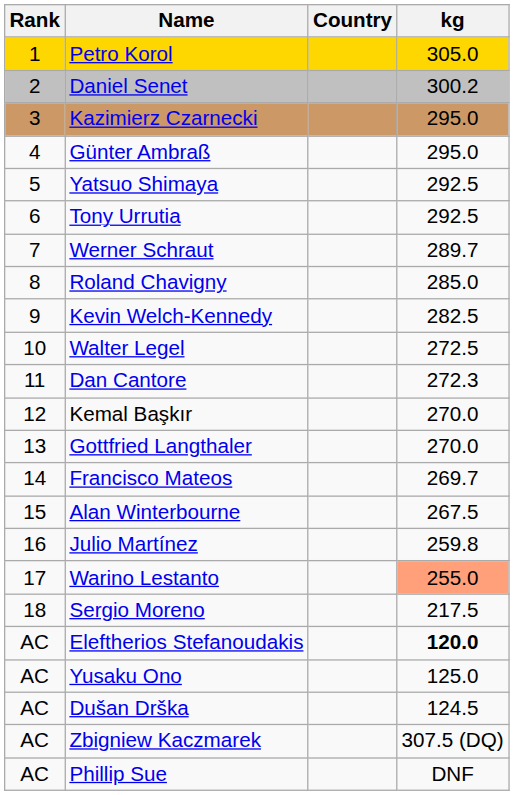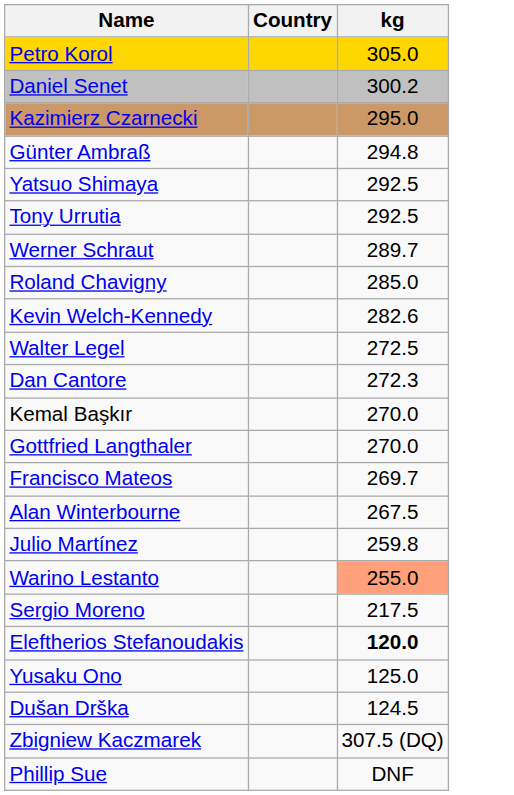- column: (35, 20)
(453, 151) 295.0 -> (393, 151) 294.8
(453, 315) 282.5 -> (393, 315) 282.6
